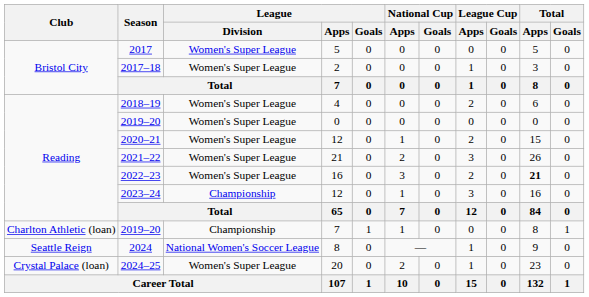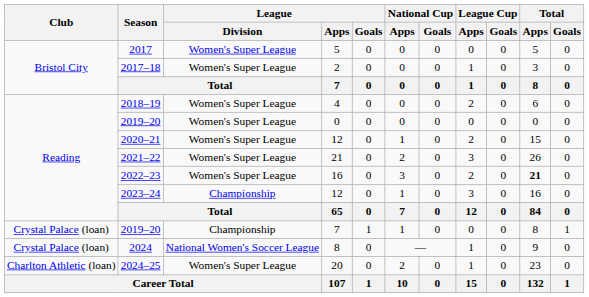(61, 229) Charlton Athletic (loan) -> (61, 229) Crystal Palace (loan)
(61, 247) Seattle Reign -> (61, 247) Crystal Palace (loan)
(61, 265) Crystal Palace (loan) -> (61, 265) Charlton Athletic (loan)
